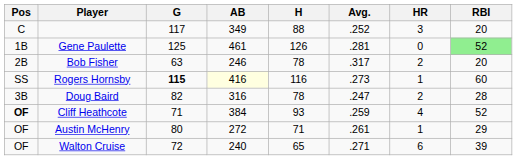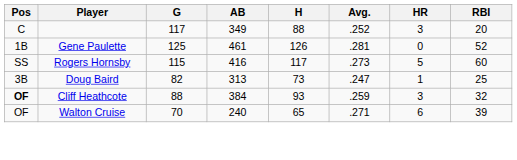(481, 46) lightgreen background -> (481, 46) no background
- row: (92, 63)
(177, 79) bold -> (177, 63) normal
(238, 79) lightyellow background -> (238, 63) no background
(299, 79) 116 -> (299, 63) 117
(420, 79) 1 -> (420, 63) 5
(238, 96) 316 -> (238, 79) 313
(299, 96) 78 -> (299, 79) 73
(420, 96) 2 -> (420, 79) 1
(481, 96) 28 -> (481, 79) 25
(177, 113) 71 -> (177, 96) 88
(420, 113) 4 -> (420, 96) 3
(481, 113) 52 -> (481, 96) 32
- row: (92, 130)
(177, 146) 72 -> (177, 113) 70
